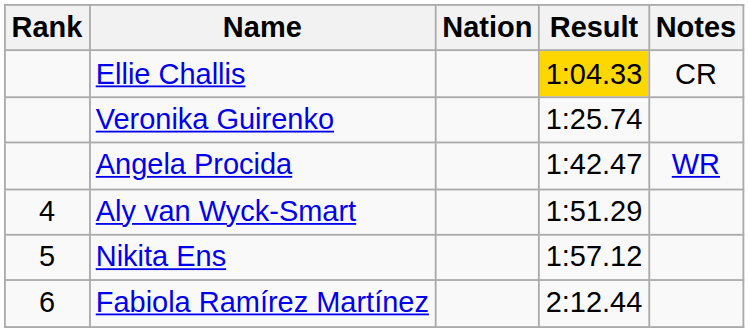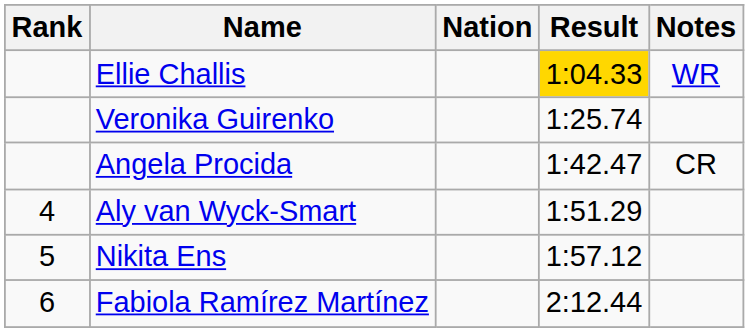(696, 73) CR -> (696, 73) WR
(696, 165) WR -> (696, 165) CR
